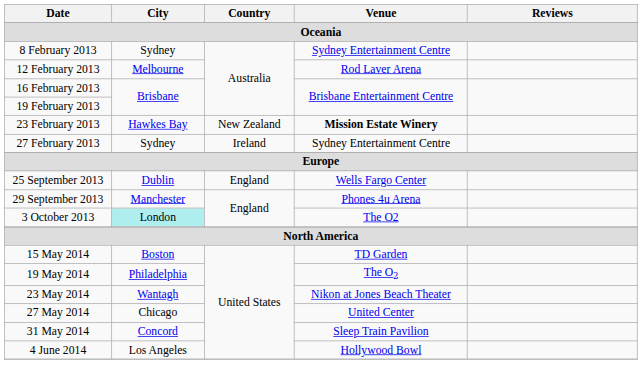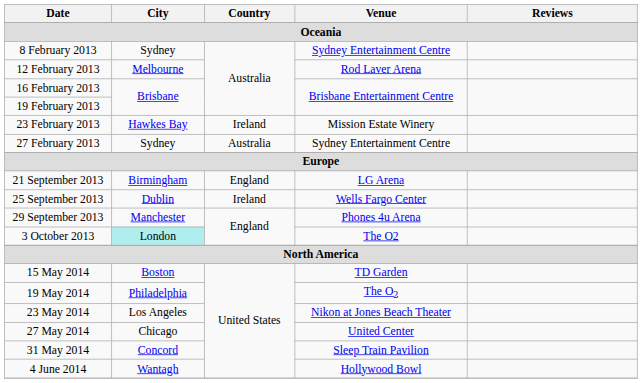(249, 124) New Zealand -> (249, 124) Ireland
(381, 124) bold -> (381, 124) normal
(249, 143) Ireland -> (249, 143) Australia
+ row: (58, 180)
(249, 180) England -> (249, 198) Ireland
(158, 294) Wantagh -> (158, 313) Los Angeles
(158, 350) Los Angeles -> (158, 368) Wantagh
